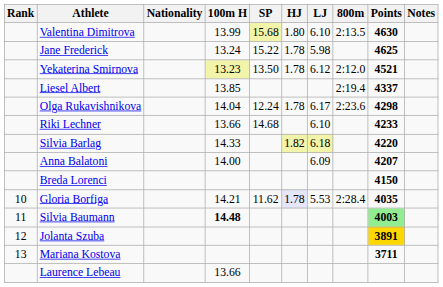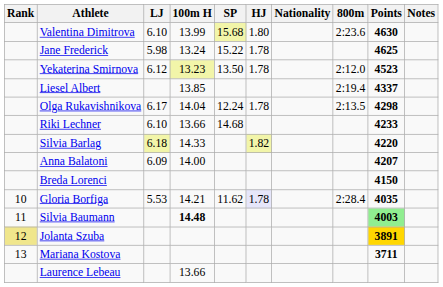columns swapped: (175, 13) <-> (320, 13)
(351, 32) 2:13.5 -> (351, 32) 2:23.6
(386, 69) 4521 -> (386, 69) 4523
(351, 106) 2:23.6 -> (351, 106) 2:13.5
(21, 236) no background -> (21, 236) khaki background
